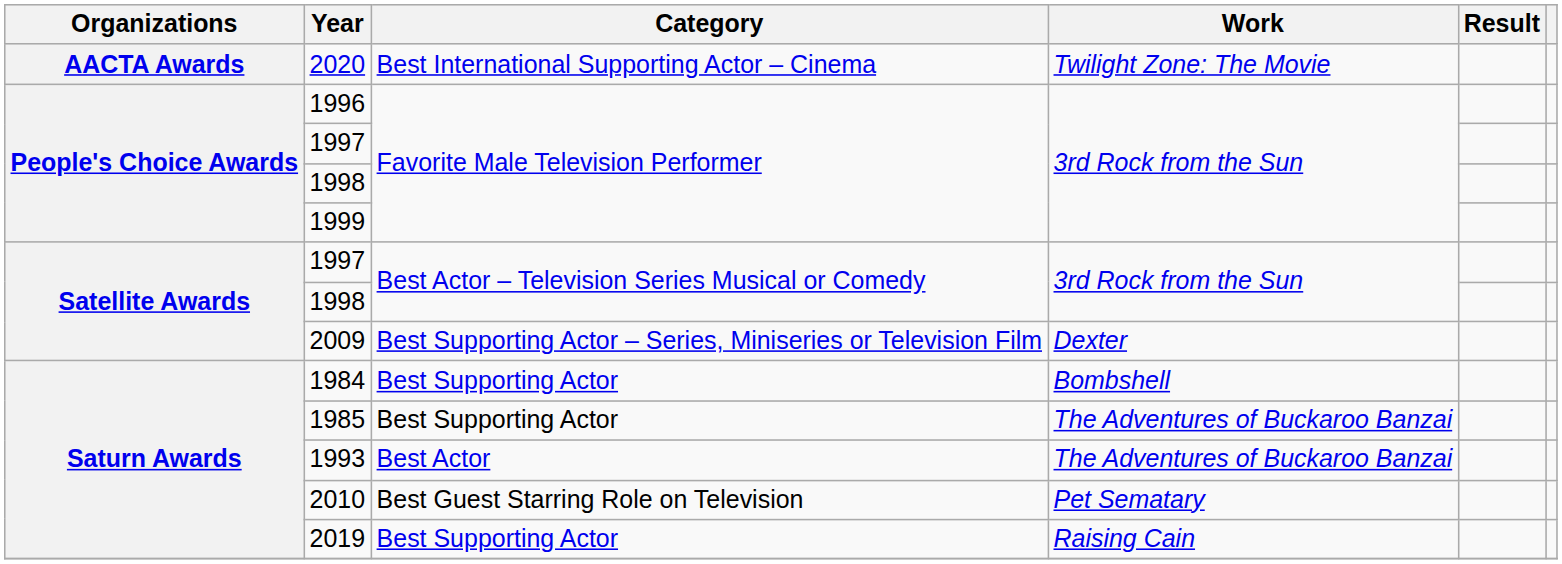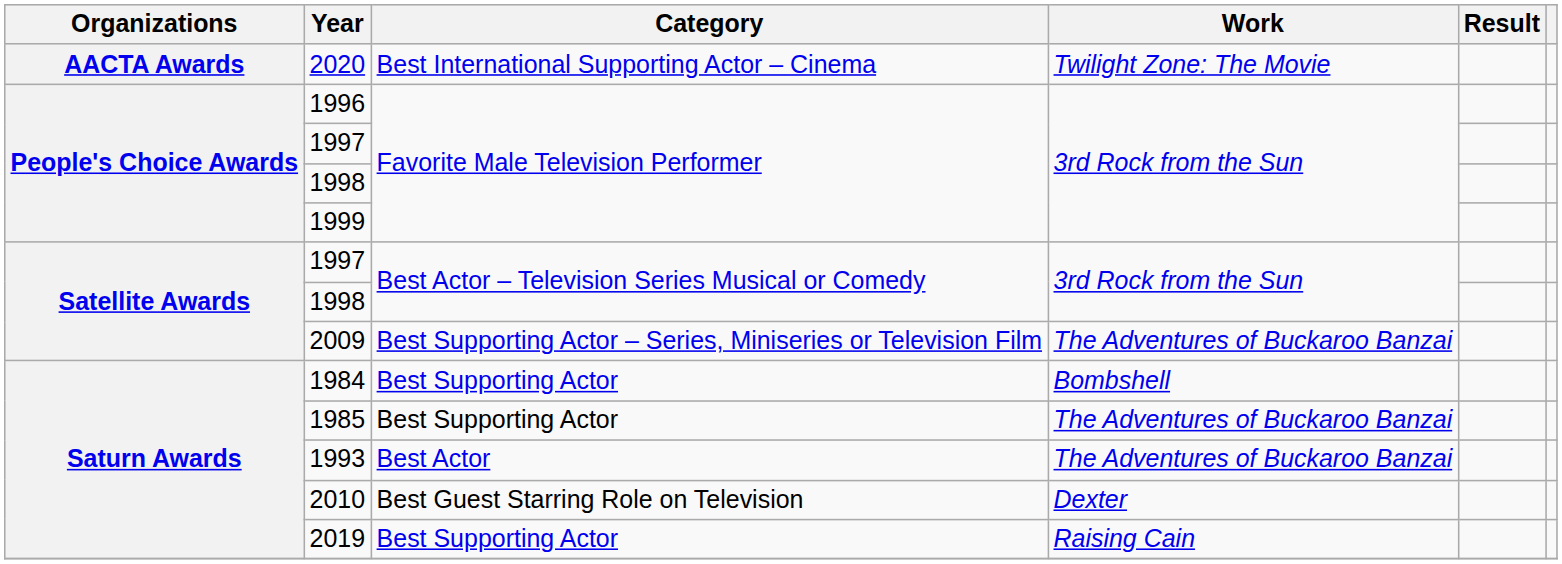(1090, 340) Dexter -> (1253, 340) The Adventures of Buckaroo Banzai
(1129, 499) Pet Sematary -> (1090, 499) Dexter
